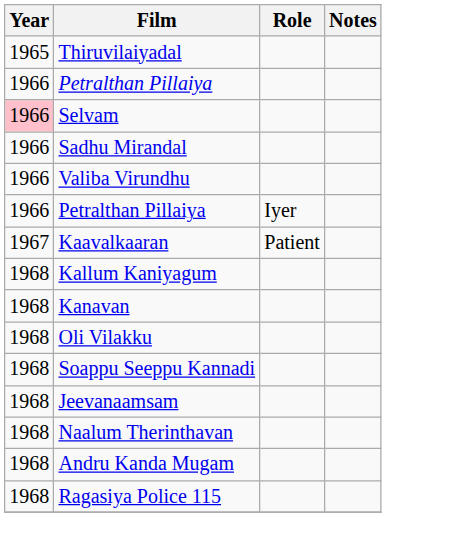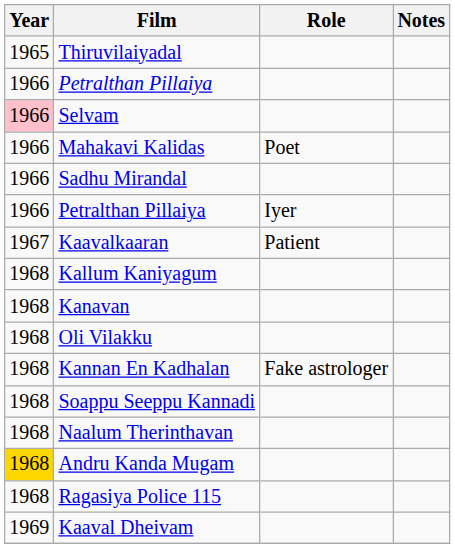+ row: (131, 147)
- row: (124, 178)
+ row: (144, 369)
- row: (118, 400)
(29, 464) no background -> (29, 464) gold background
+ row: (126, 527)
